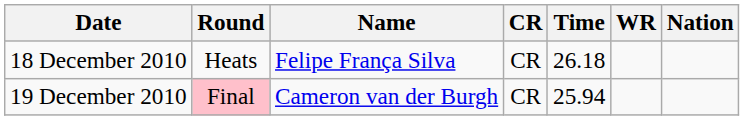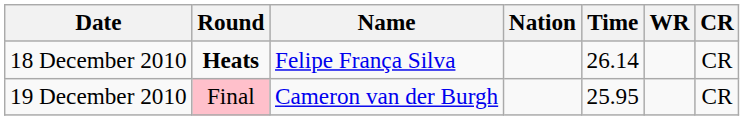columns swapped: (700, 22) <-> (526, 22)
(231, 59) normal -> (231, 59) bold
(579, 59) 26.18 -> (613, 59) 26.14
(579, 96) 25.94 -> (613, 96) 25.95
